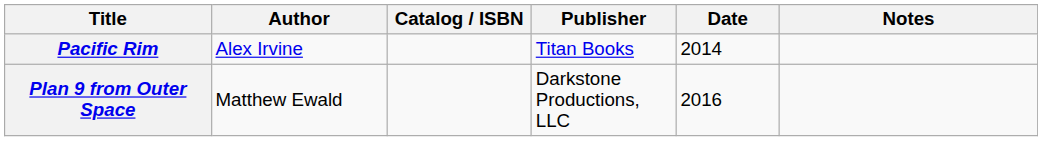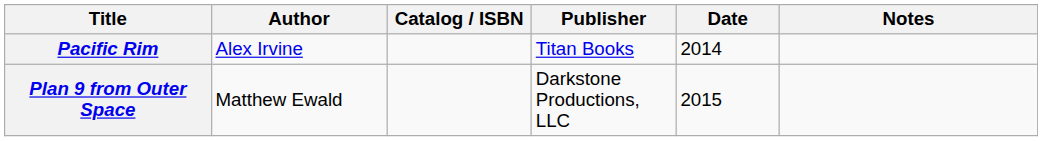(701, 99) 2016 -> (701, 99) 2015
